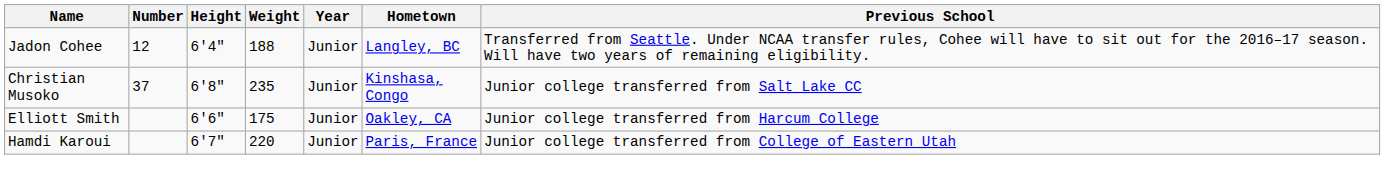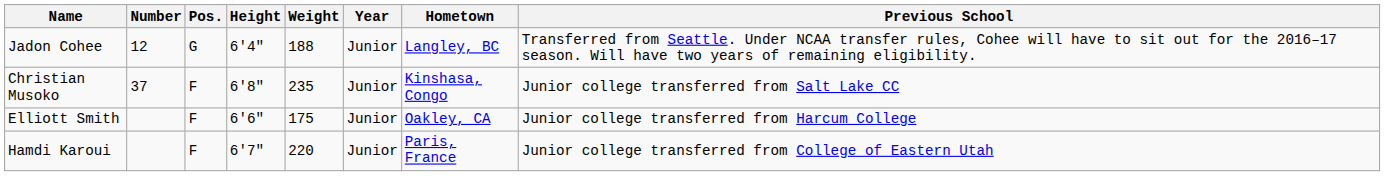+ column: (206, 16)
